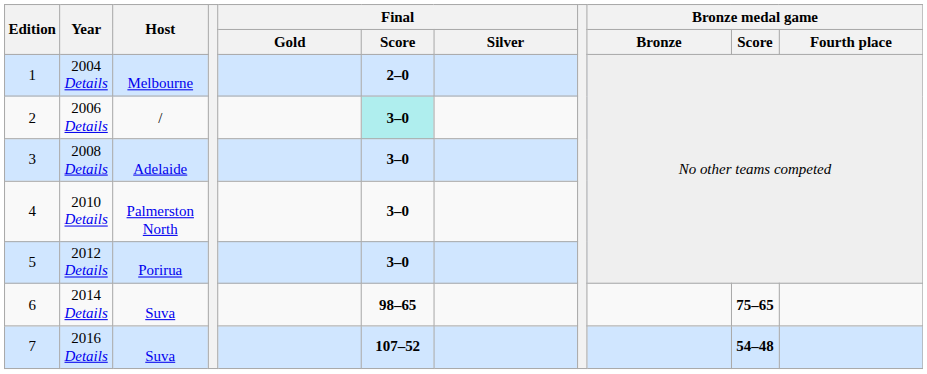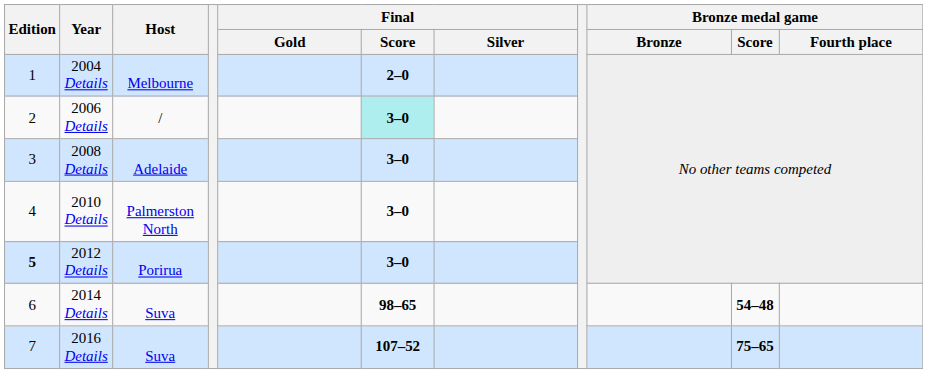(32, 262) normal -> (32, 262) bold
(755, 305) 75–65 -> (755, 305) 54–48
(755, 347) 54–48 -> (755, 347) 75–65
